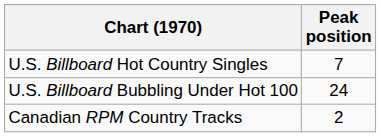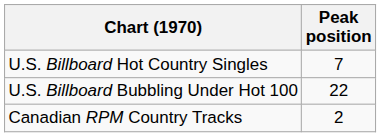(339, 90) 24 -> (339, 90) 22
